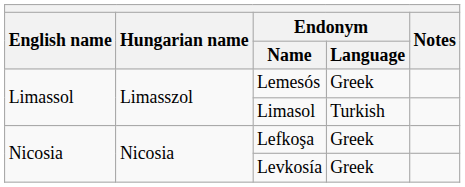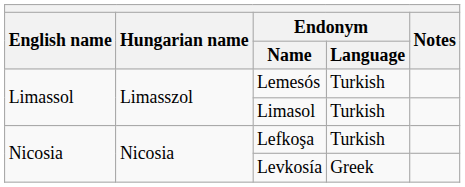(352, 83) Greek -> (358, 83) Turkish
(352, 139) Greek -> (358, 139) Turkish
